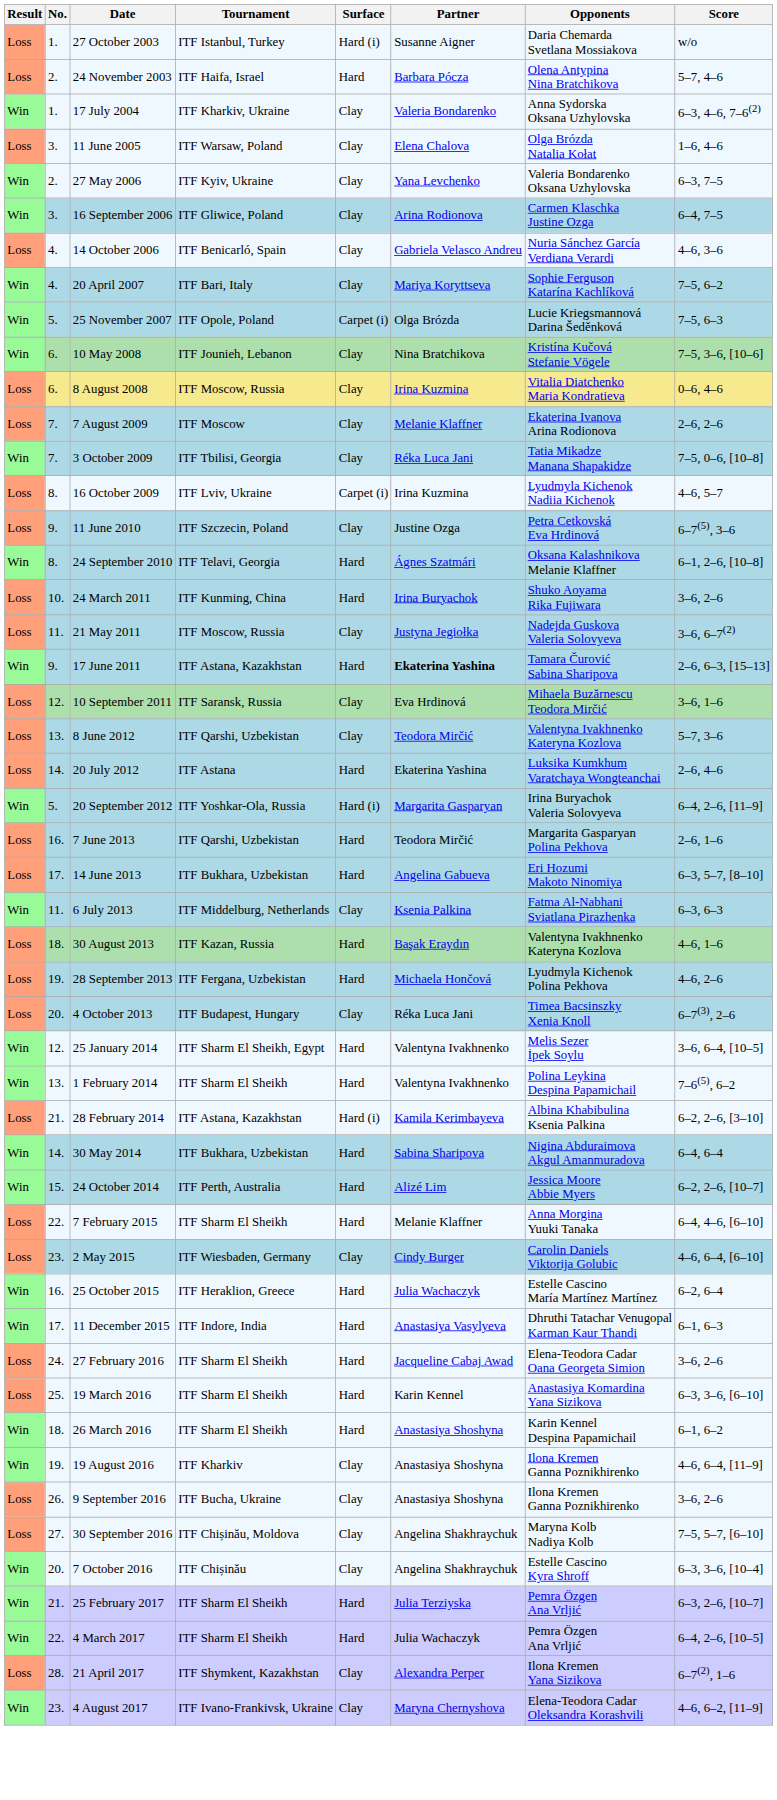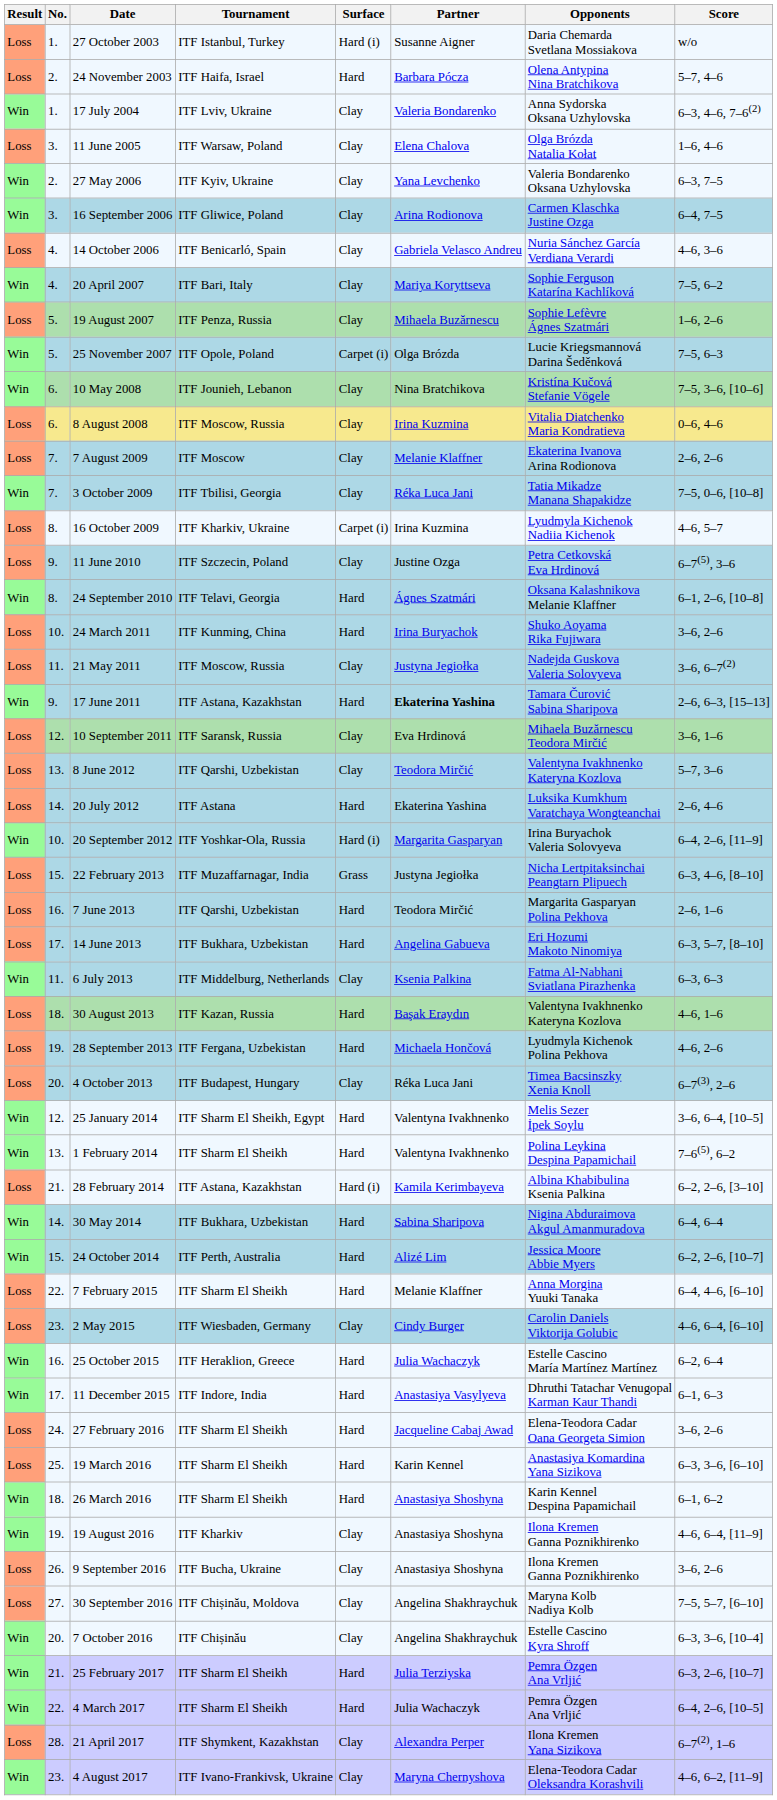(234, 111) ITF Kharkiv, Ukraine -> (225, 111) ITF Lviv, Ukraine
+ row: (113, 319)
(225, 493) ITF Lviv, Ukraine -> (234, 527) ITF Kharkiv, Ukraine
(53, 805) 5. -> (56, 840) 10.
+ row: (118, 874)
